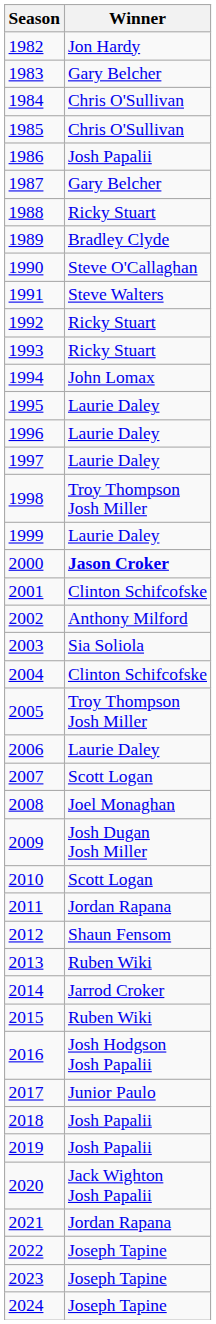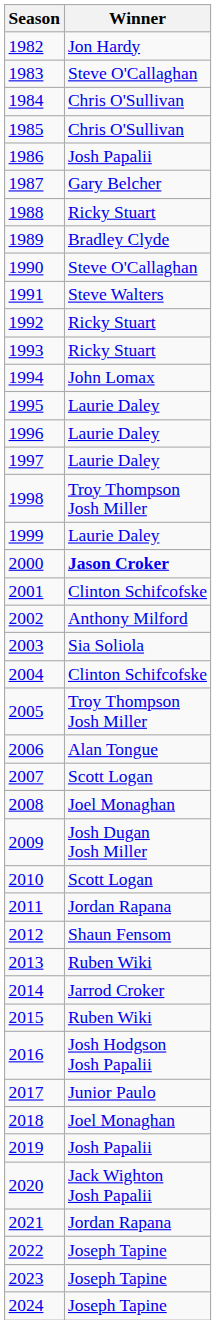(115, 73) Gary Belcher -> (133, 73) Steve O'Callaghan
(114, 749) Laurie Daley -> (113, 749) Alan Tongue
(110, 1120) Josh Papalii -> (121, 1120) Joel Monaghan
